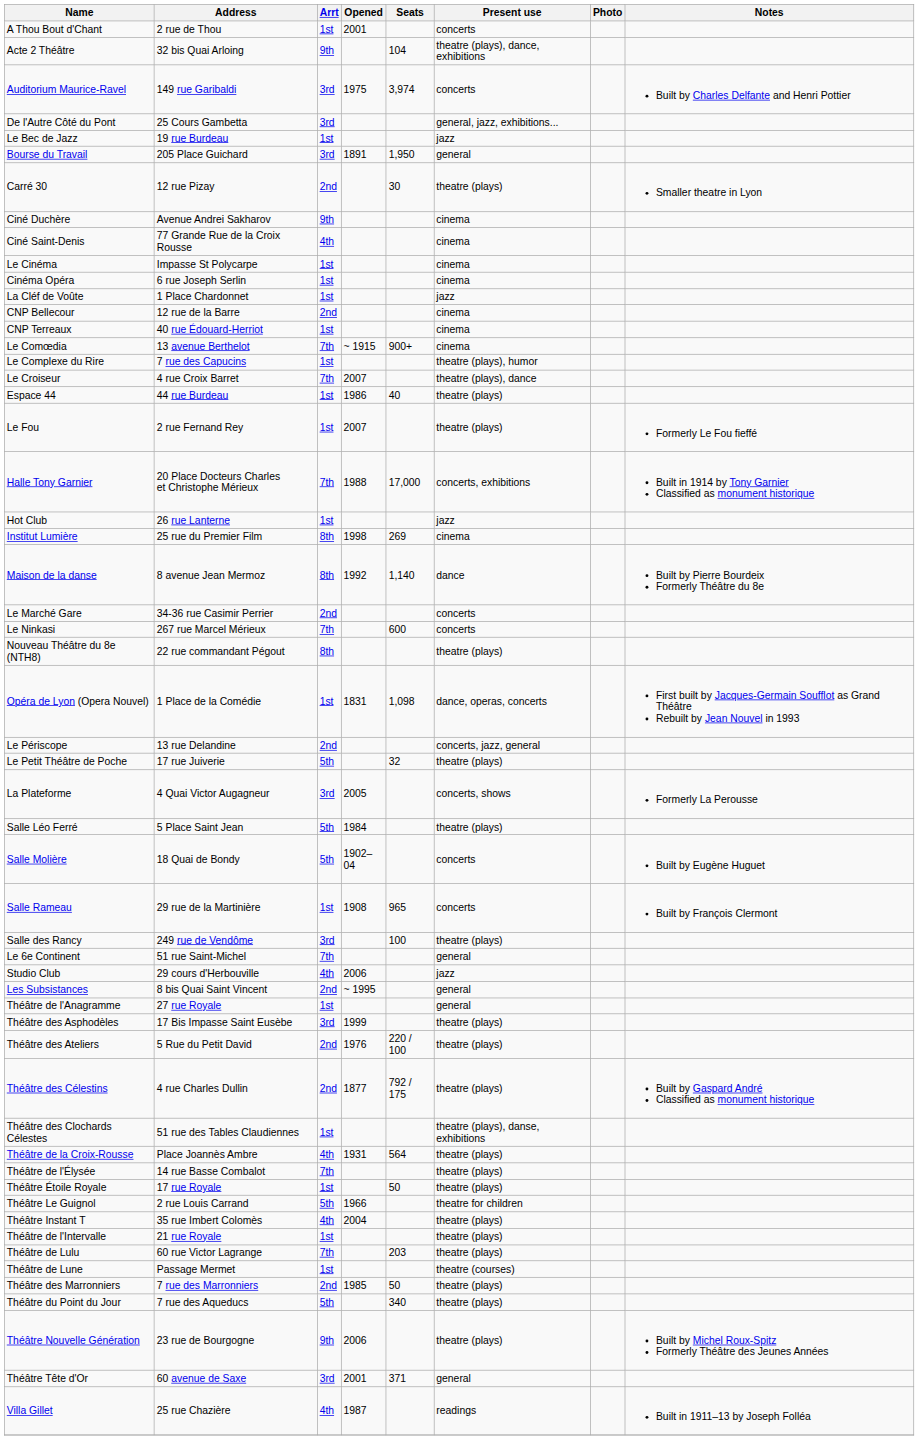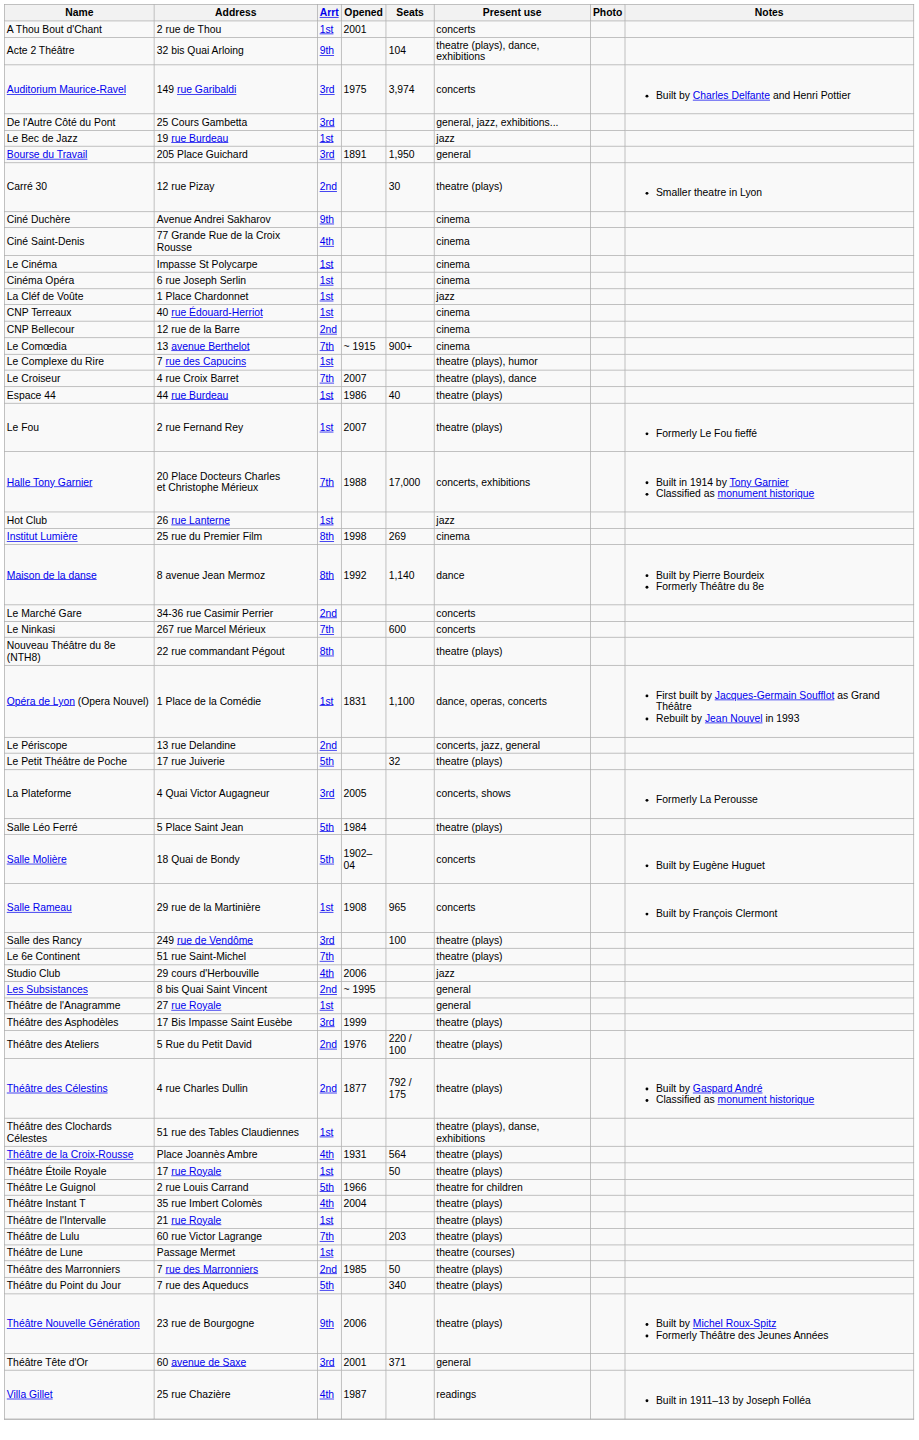rows swapped: (41, 313) <-> (39, 329)
(402, 701) 1,098 -> (402, 701) 1,100
(454, 957) general -> (469, 957) theatre (plays)
- row: (51, 1171)
